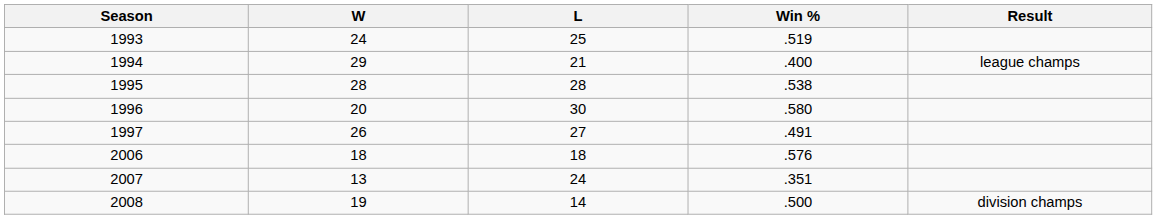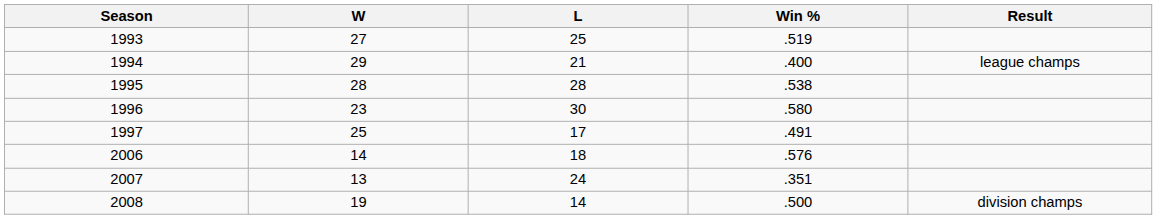(358, 39) 24 -> (358, 39) 27
(358, 109) 20 -> (358, 109) 23
(358, 132) 26 -> (358, 132) 25
(578, 132) 27 -> (578, 132) 17
(358, 156) 18 -> (358, 156) 14
